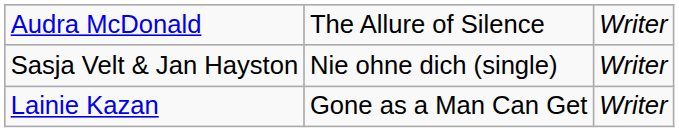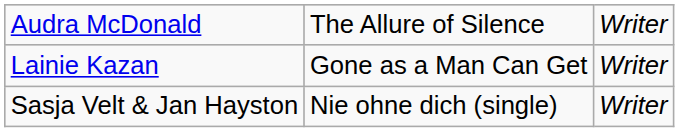rows swapped: (85, 106) <-> (154, 65)
